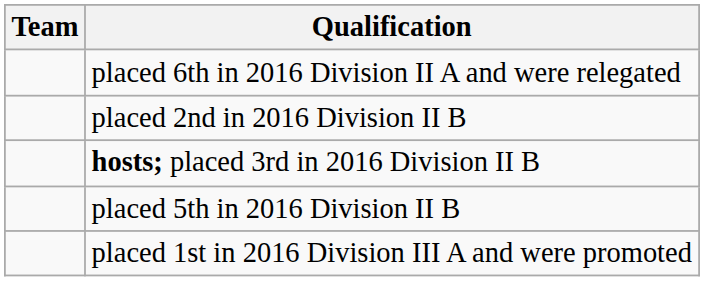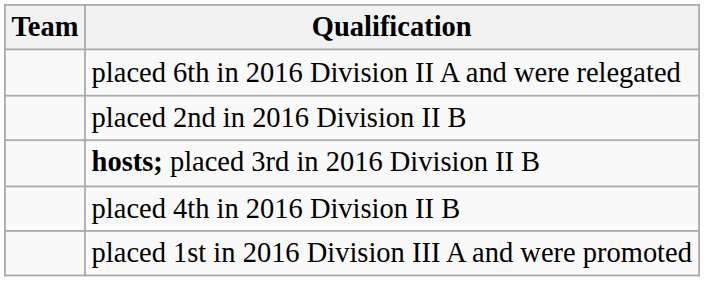+ row: (276, 207)
- row: (276, 207)
